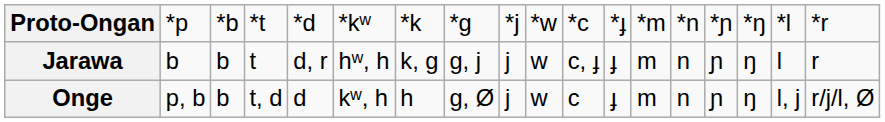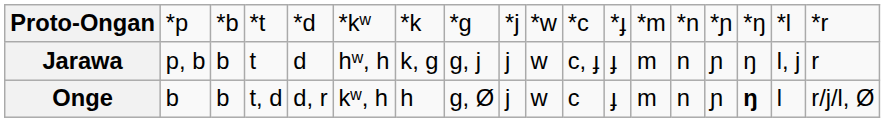(172, 60) b -> (186, 60) p, b
(310, 60) d, r -> (300, 60) d
(779, 60) l -> (788, 60) l, j
(186, 98) p, b -> (172, 98) b
(300, 98) d -> (310, 98) d, r
(750, 98) normal -> (751, 98) bold
(788, 98) l, j -> (779, 98) l
